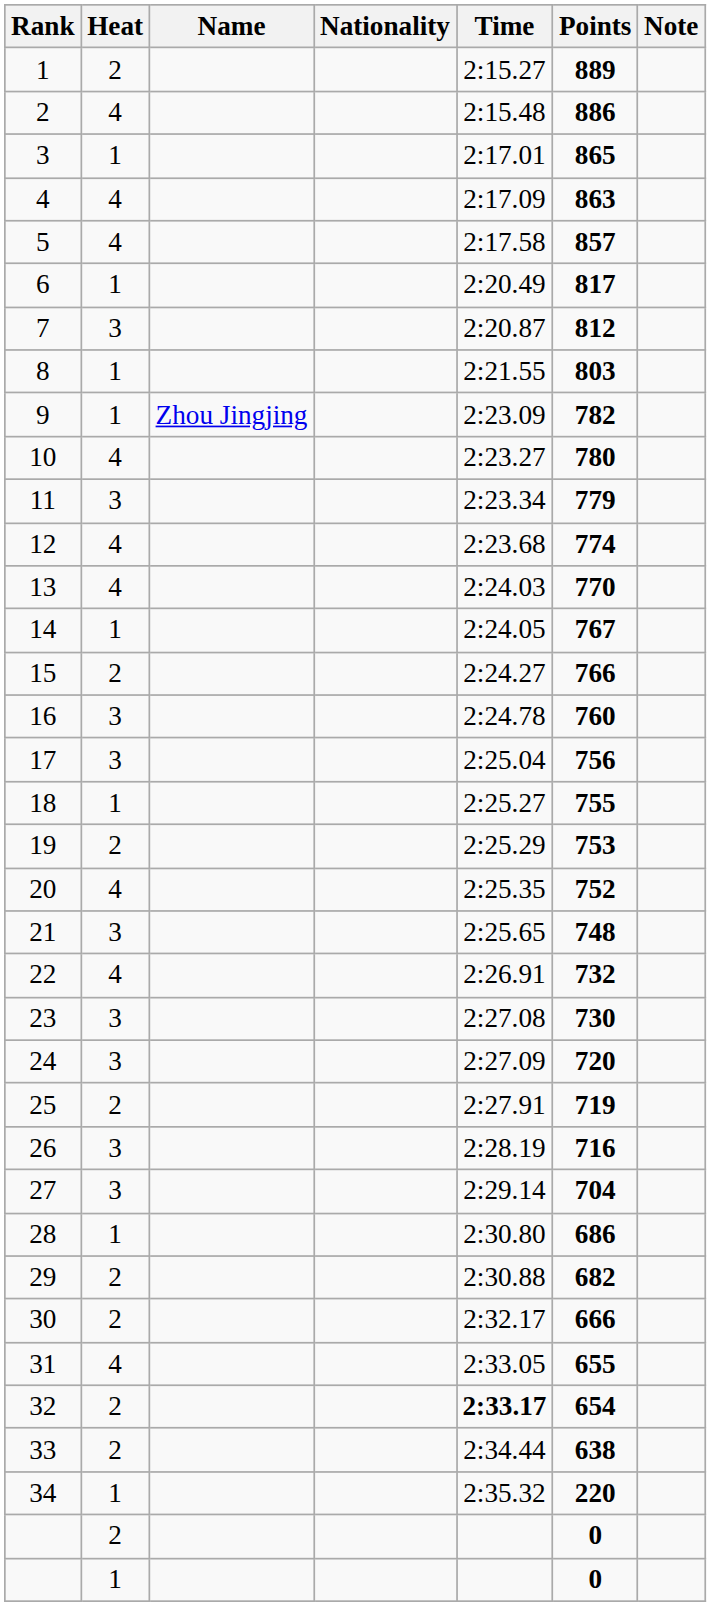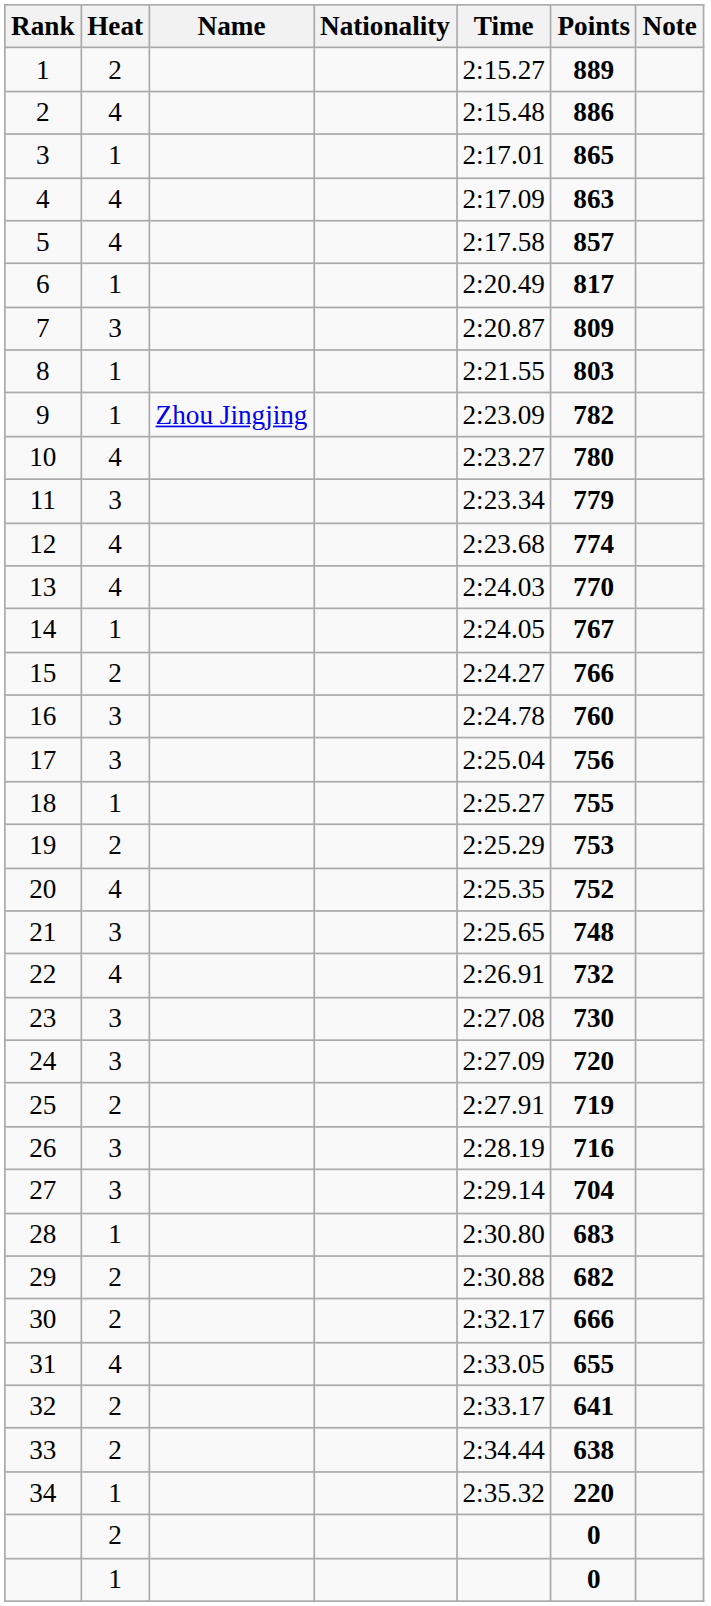(595, 328) 812 -> (594, 328) 809
(595, 1233) 686 -> (594, 1233) 683
(504, 1406) bold -> (504, 1406) normal
(595, 1406) 654 -> (594, 1406) 641
